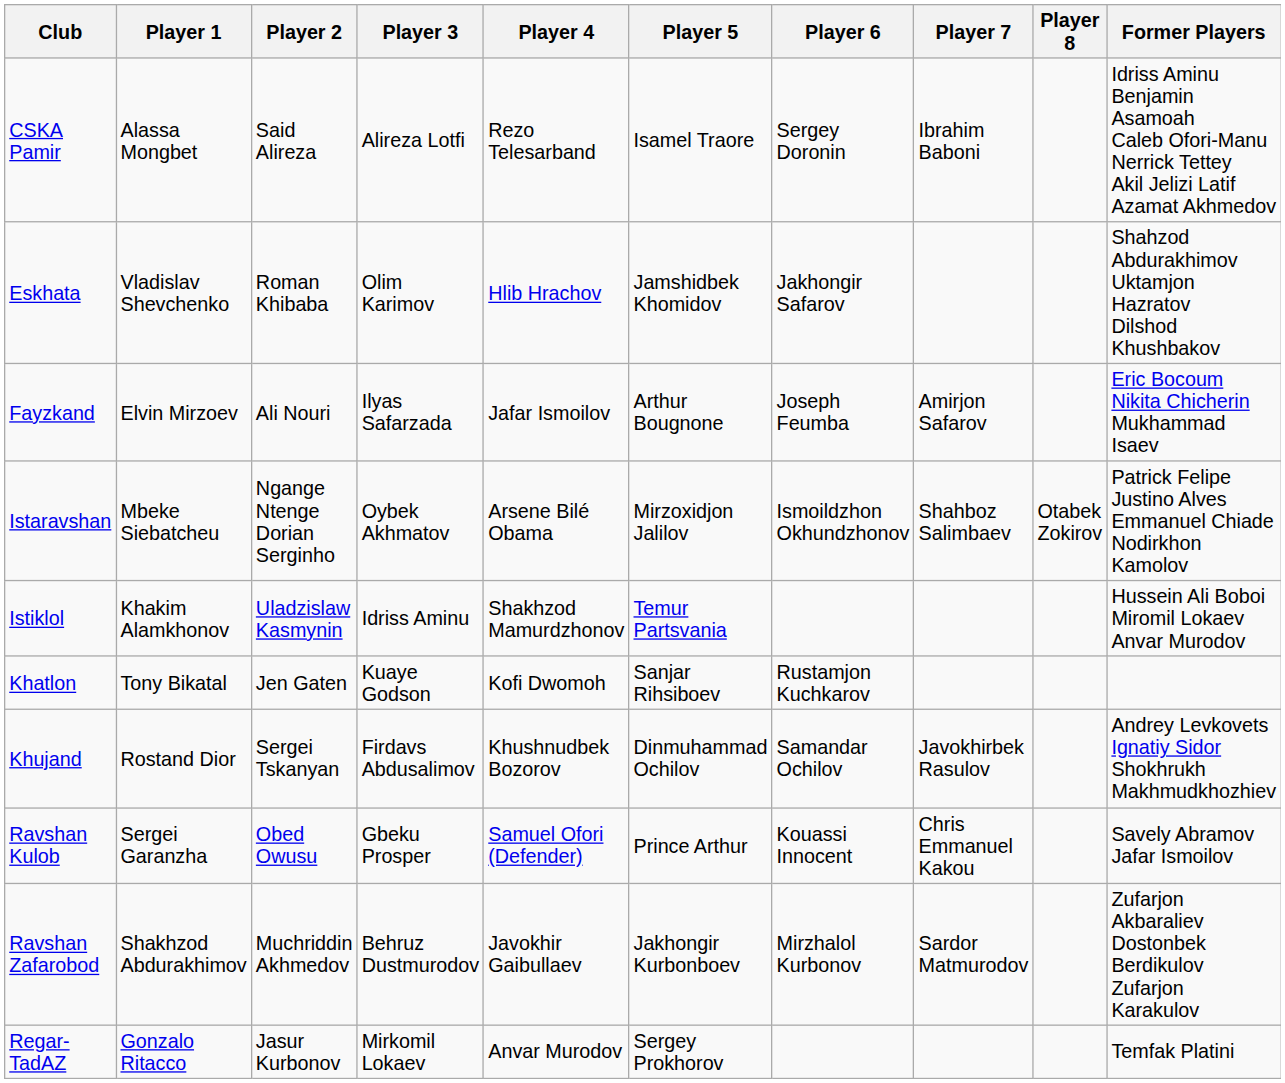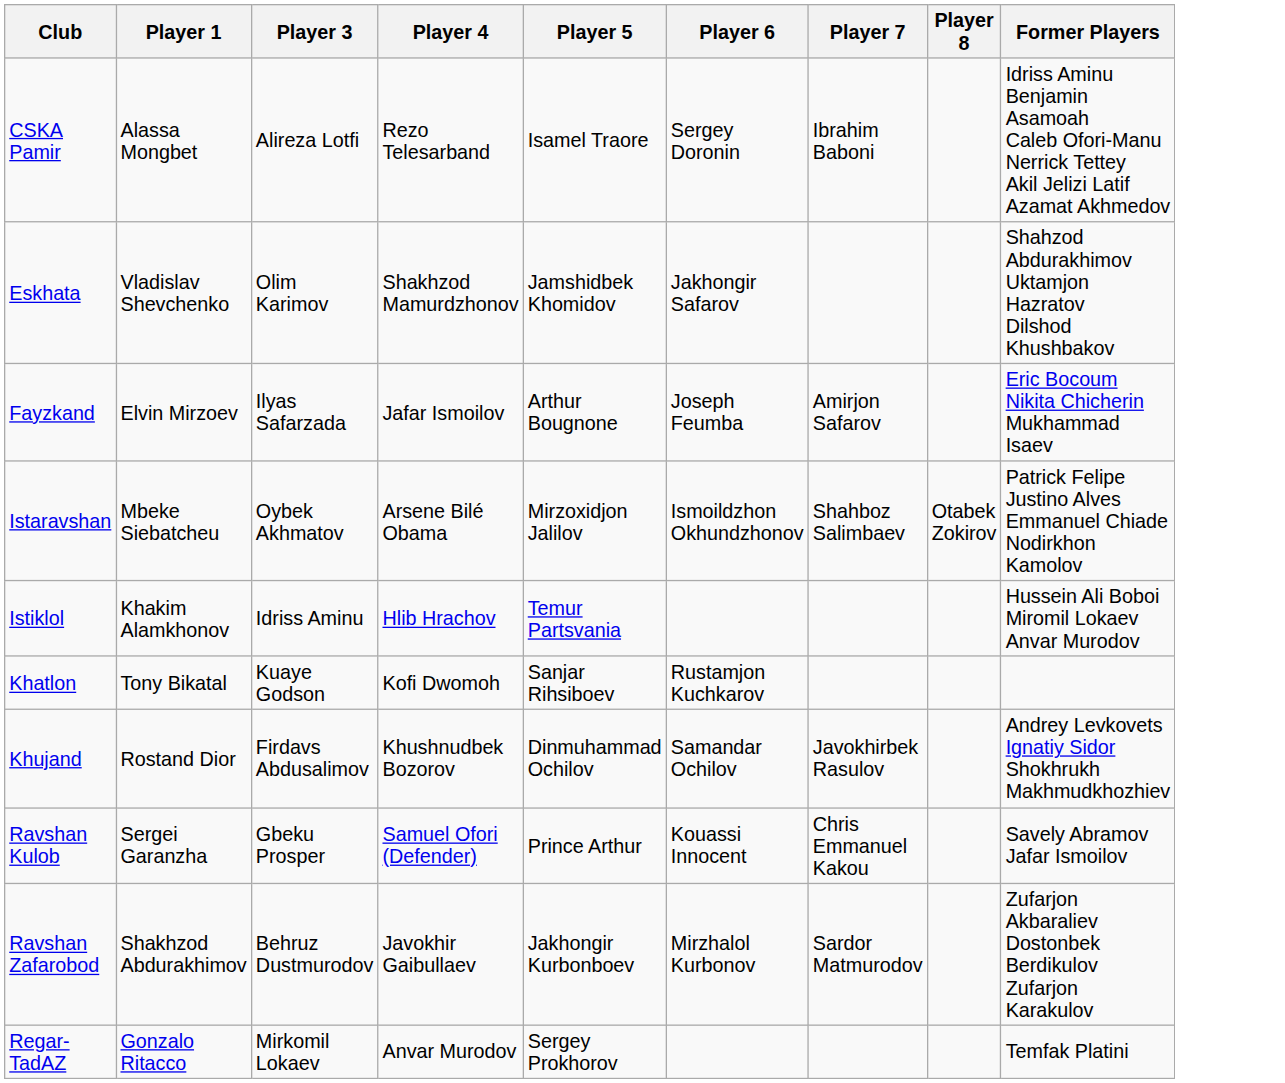- column: (304, 32)
(545, 293) Hlib Hrachov -> (451, 293) Shakhzod Mamurdzhonov
(556, 619) Shakhzod Mamurdzhonov -> (439, 619) Hlib Hrachov
